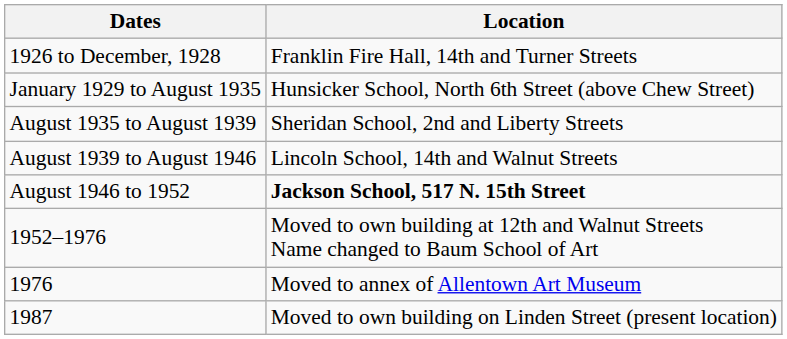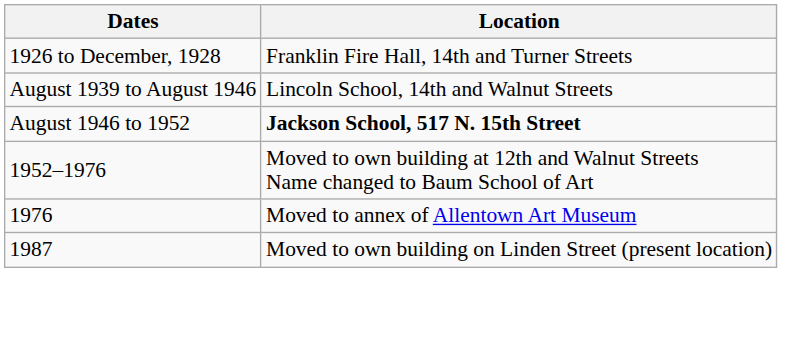- row: (135, 89)
- row: (133, 123)
